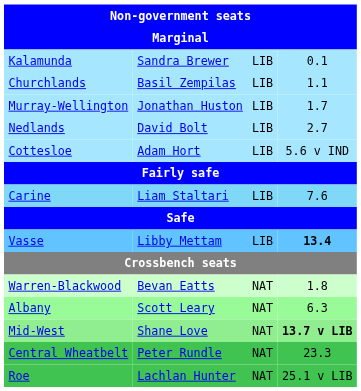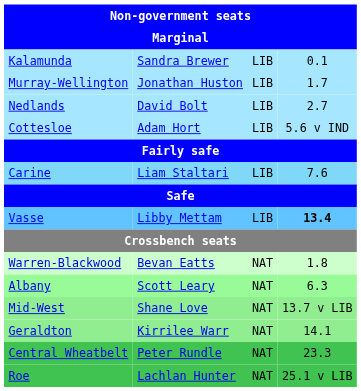- row: (47, 83)
(317, 331) bold -> (317, 308) normal
+ row: (40, 331)
